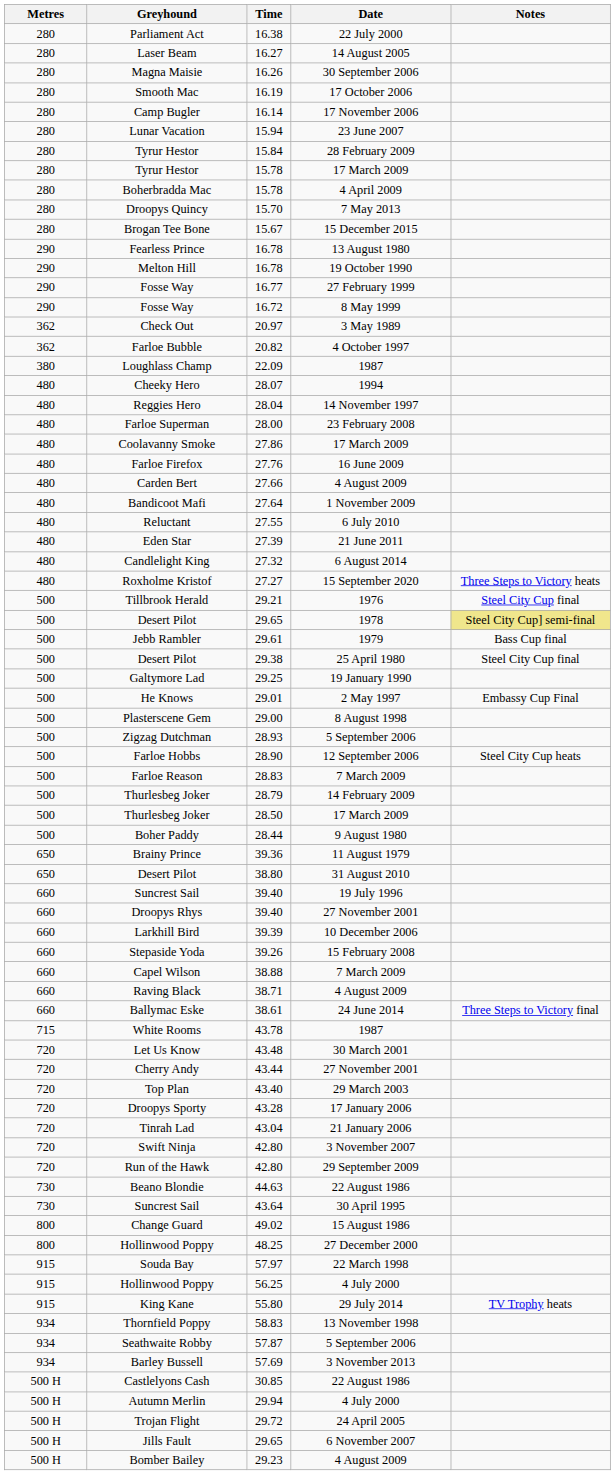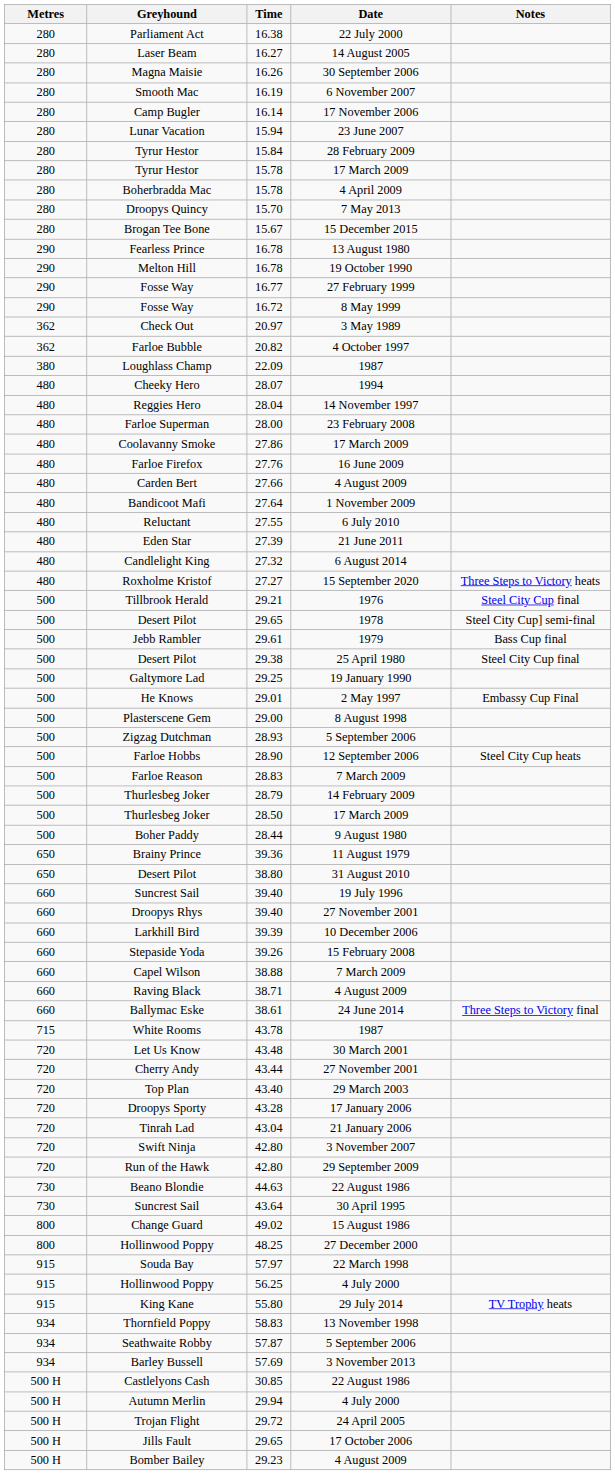(371, 92) 17 October 2006 -> (371, 92) 6 November 2007
(530, 619) khaki background -> (530, 619) no background
(371, 1440) 6 November 2007 -> (371, 1440) 17 October 2006
